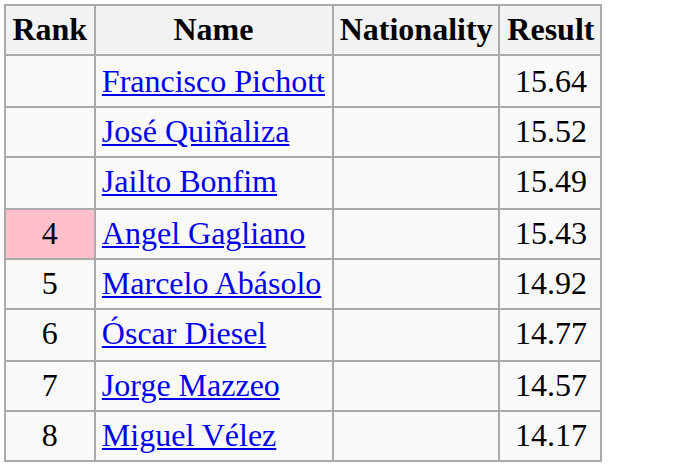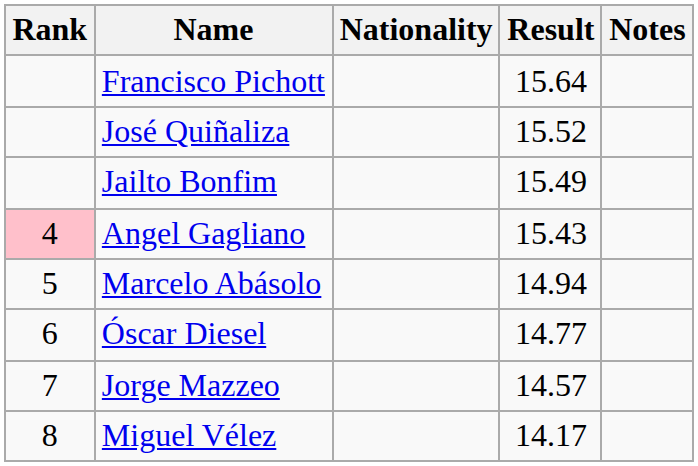+ column: (647, 29)
(551, 283) 14.92 -> (551, 283) 14.94
